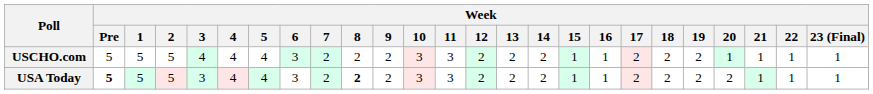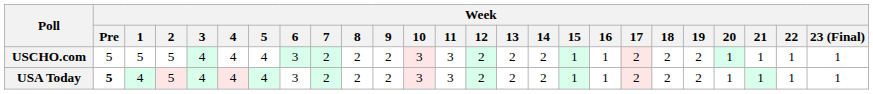(140, 78) 5 -> (140, 78) 4
(202, 78) 3 -> (202, 78) 4
(357, 78) bold -> (357, 78) normal
(729, 78) 2 -> (729, 78) 1
